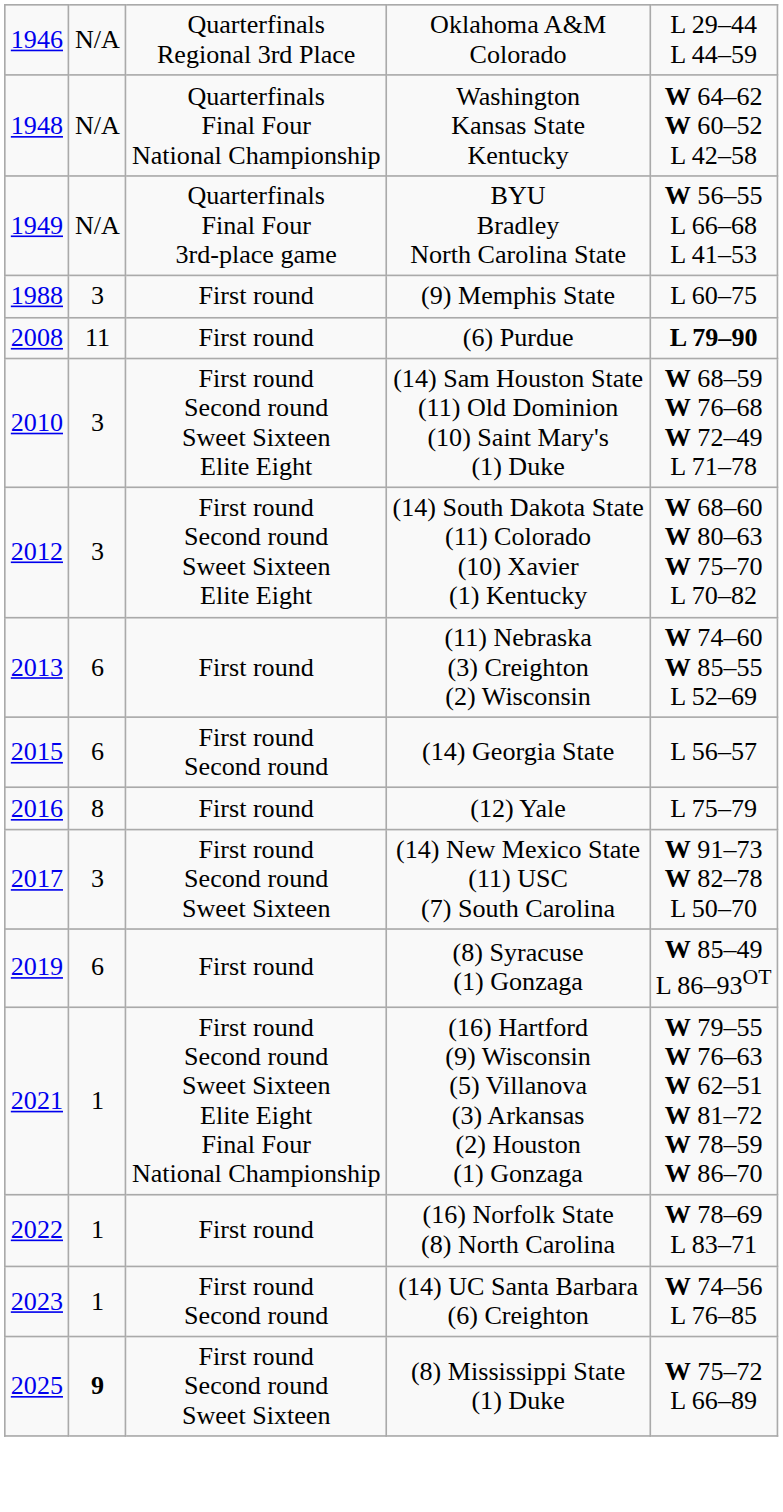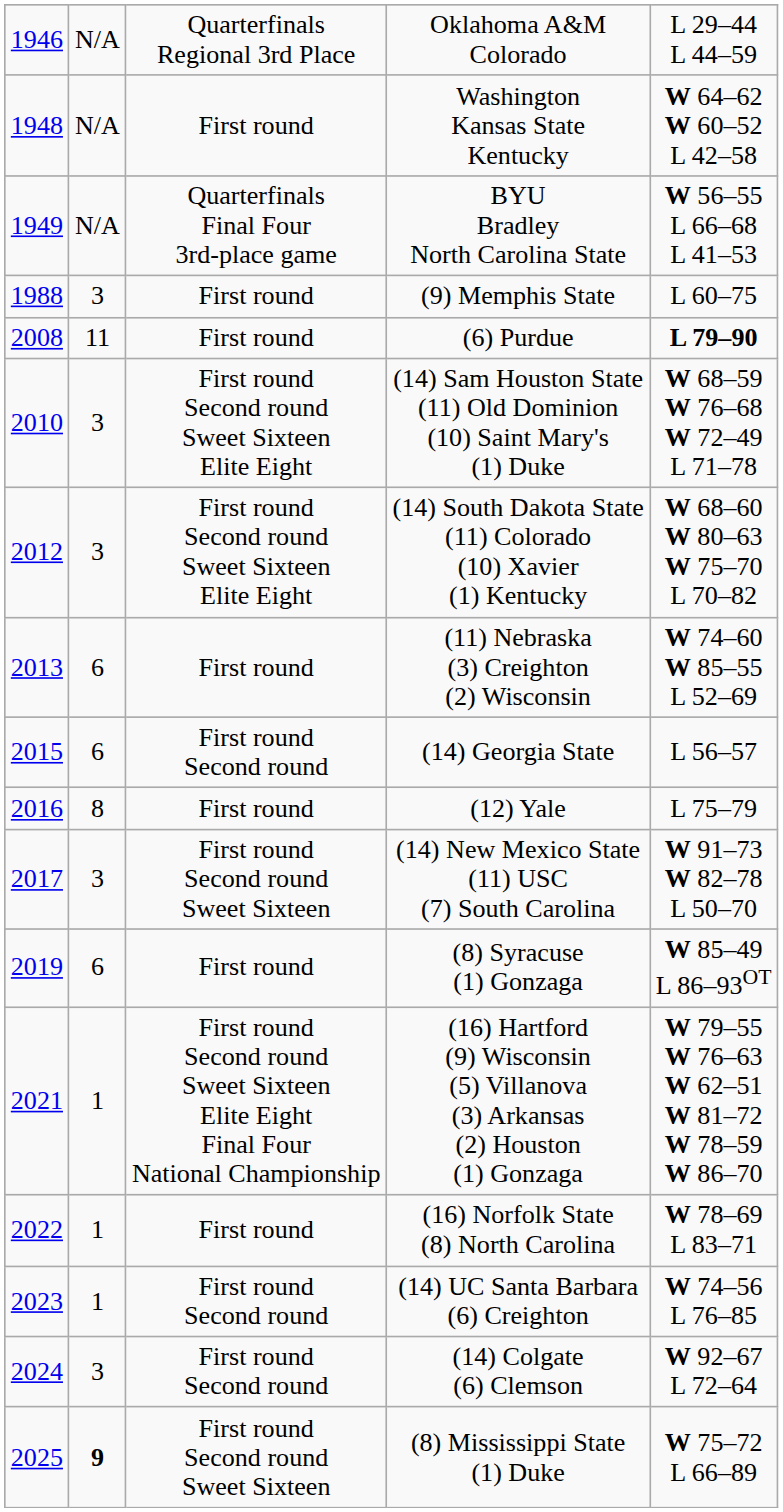(256, 125) Quarterfinals Final Four National Championship -> (256, 125) First round
+ row: (518, 1371)
